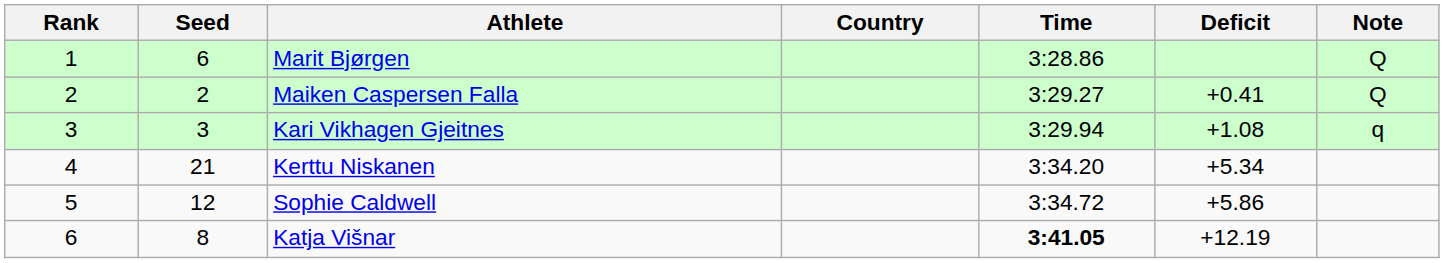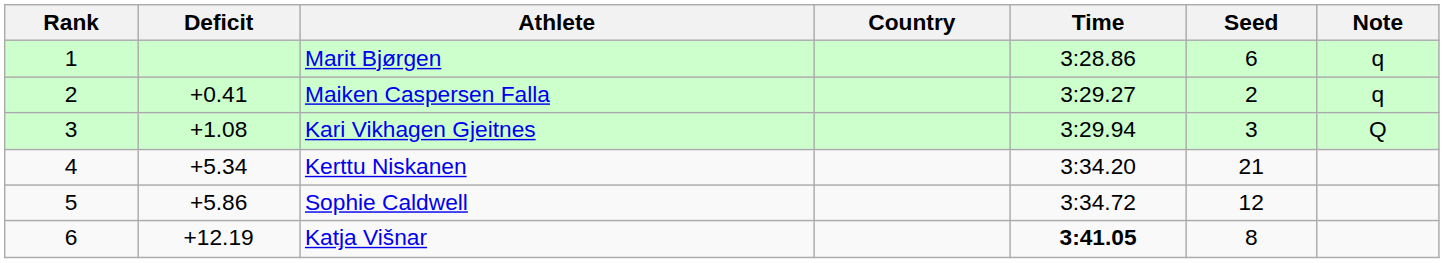columns swapped: (203, 22) <-> (1235, 22)
(1378, 58) Q -> (1378, 58) q
(1378, 94) Q -> (1378, 94) q
(1378, 130) q -> (1378, 130) Q
